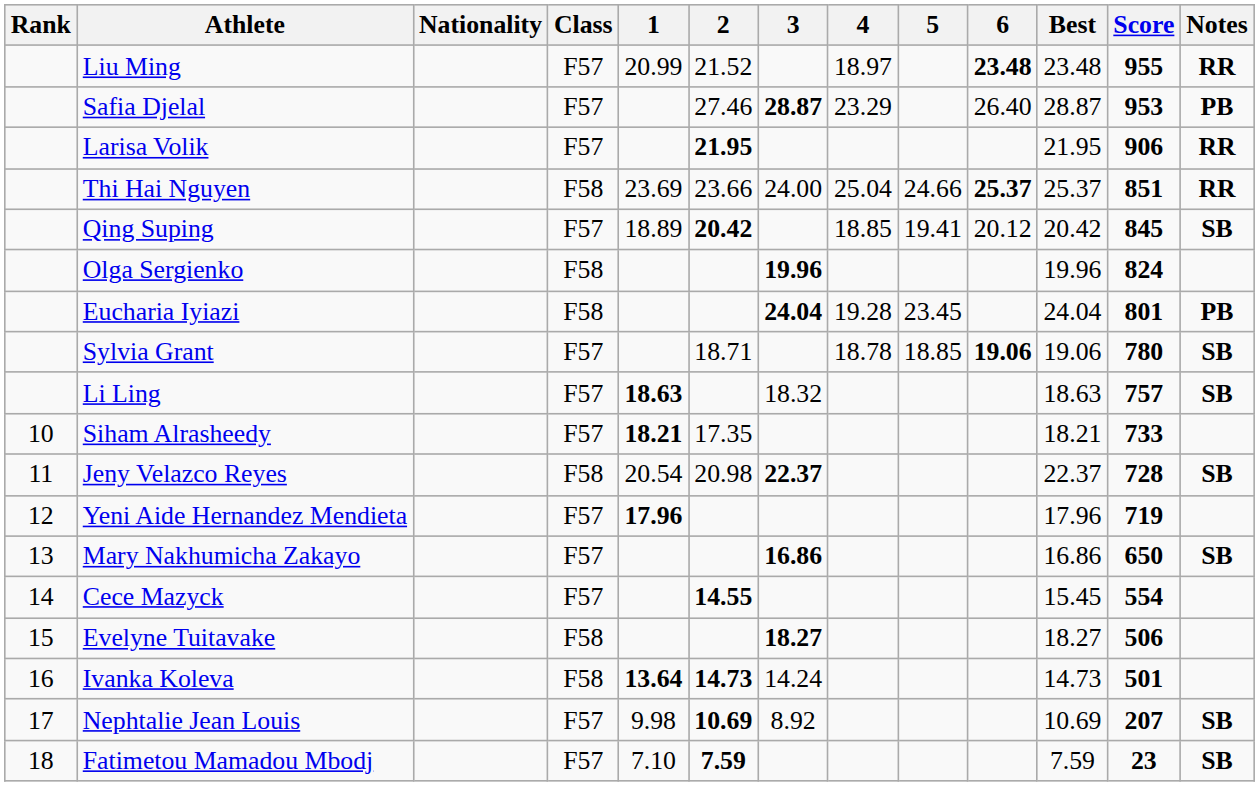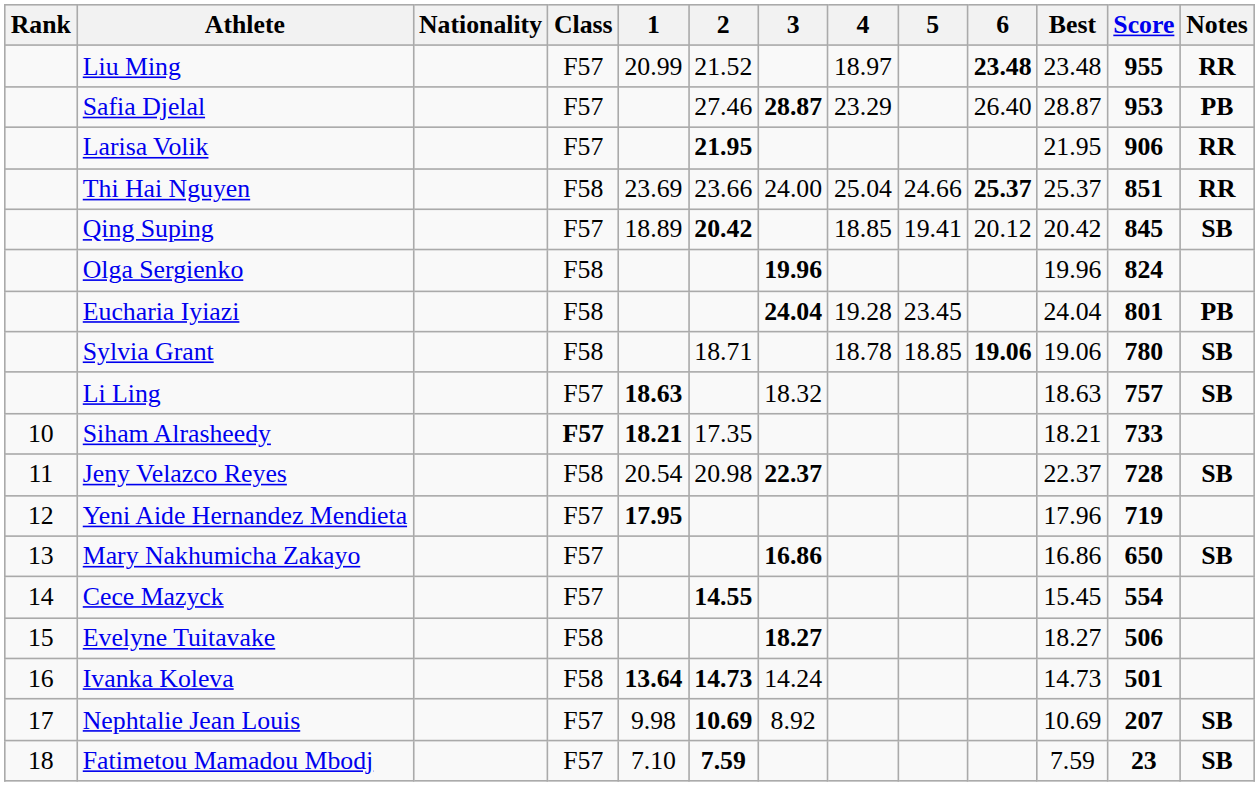(583, 351) F57 -> (583, 351) F58
(583, 433) normal -> (583, 433) bold
(653, 515) 17.96 -> (653, 515) 17.95
